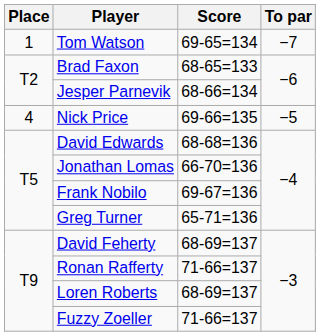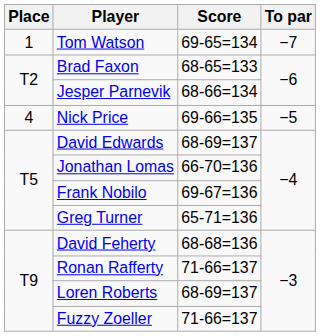(219, 142) 68-68=136 -> (219, 142) 68-69=137
(219, 243) 68-69=137 -> (219, 243) 68-68=136
